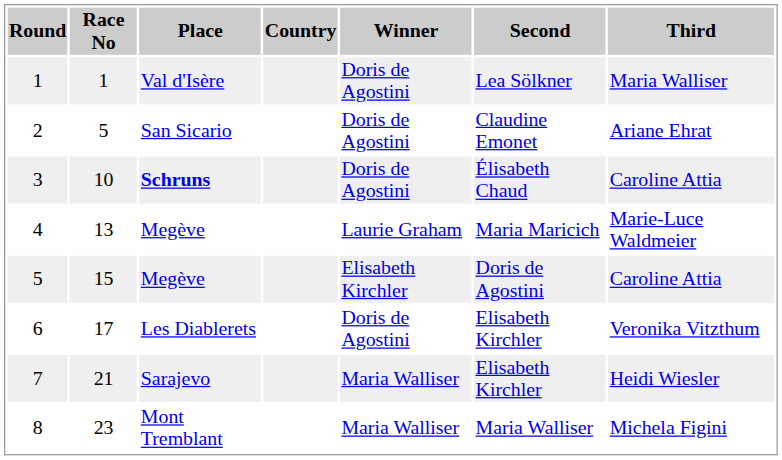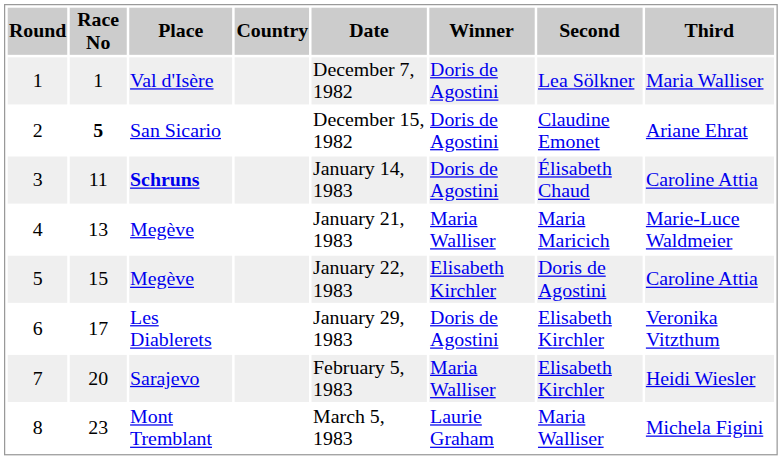+ column: (369, 31)
(104, 130) normal -> (98, 130) bold
(104, 179) 10 -> (98, 179) 11
(402, 229) Laurie Graham -> (463, 229) Maria Walliser
(104, 378) 21 -> (98, 378) 20
(400, 427) Maria Walliser -> (462, 427) Laurie Graham
